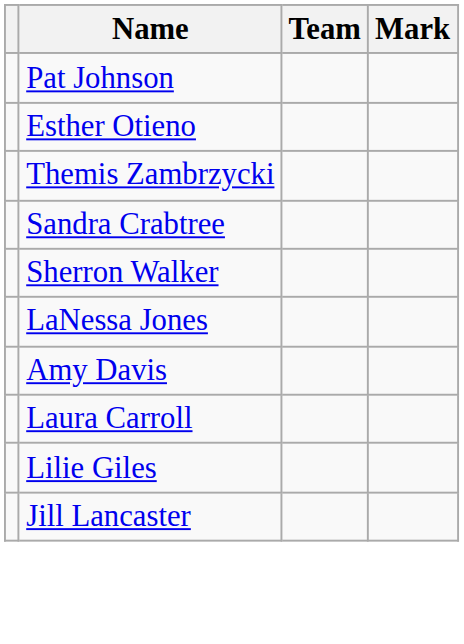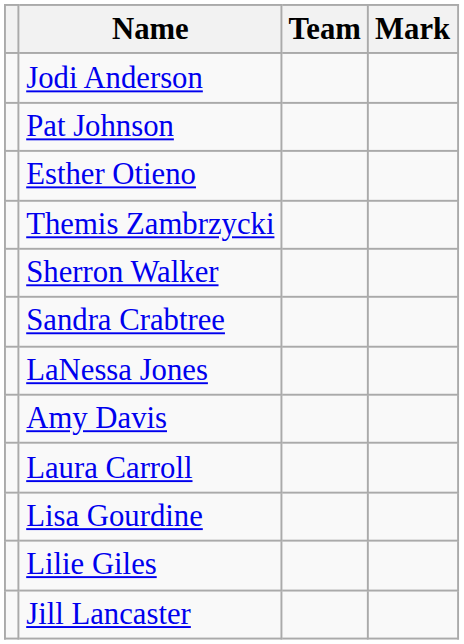+ row: (115, 77)
rows swapped: (126, 223) <-> (122, 272)
+ row: (115, 516)
